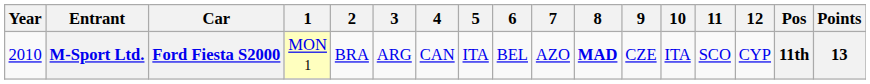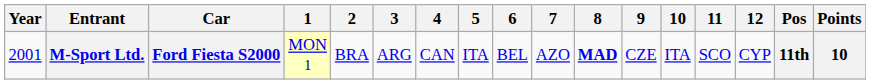(25, 54) 2010 -> (25, 54) 2001
(839, 54) 13 -> (839, 54) 10
